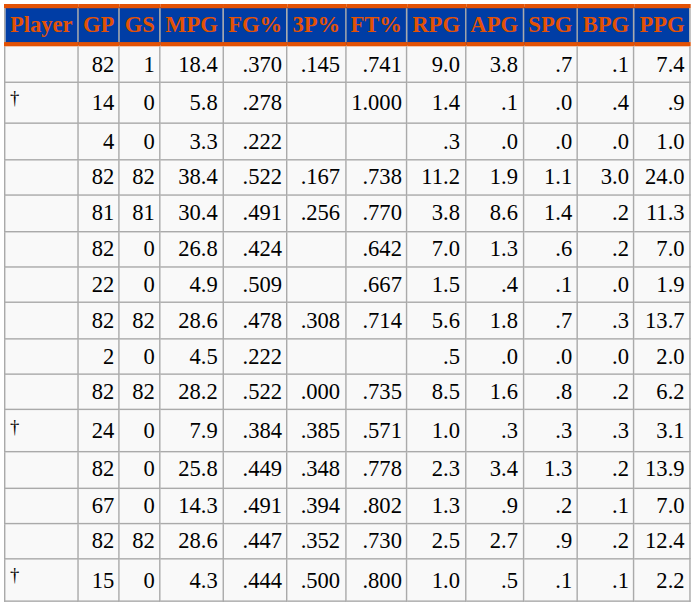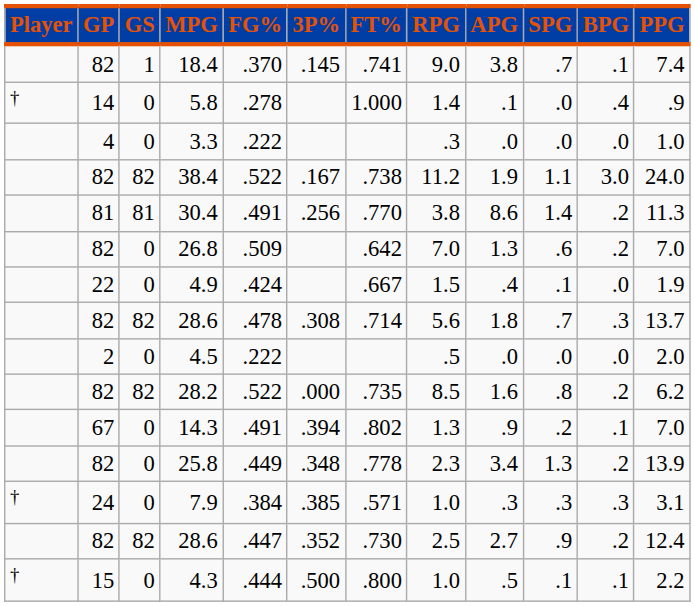(262, 248) .424 -> (262, 248) .509
(262, 284) .509 -> (262, 284) .424
rows swapped: (103, 430) <-> (103, 505)
